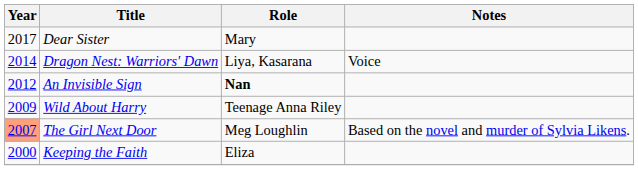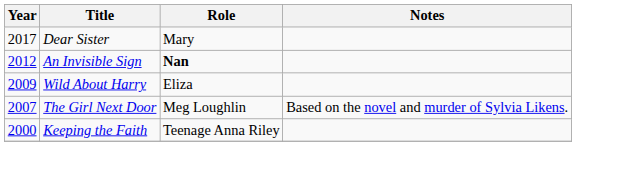- row: (131, 61)
(283, 107) Teenage Anna Riley -> (178, 84) Eliza
(22, 130) lightsalmon background -> (22, 107) no background
(240, 152) Eliza -> (221, 130) Teenage Anna Riley
